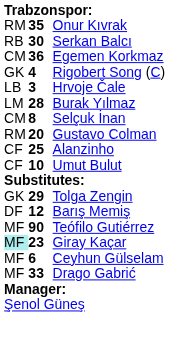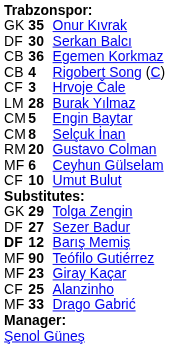(15, 25) RM -> (14, 25) GK
(14, 41) RB -> (13, 41) DF
(15, 56) CM -> (14, 56) CB
(14, 72) GK -> (14, 72) CB
(13, 87) LB -> (13, 87) CF
+ row: (93, 118)
rows swapped: (83, 149) <-> (108, 258)
+ row: (91, 227)
(13, 212) normal -> (13, 243) bold
(14, 243) paleturquoise background -> (14, 274) no background
